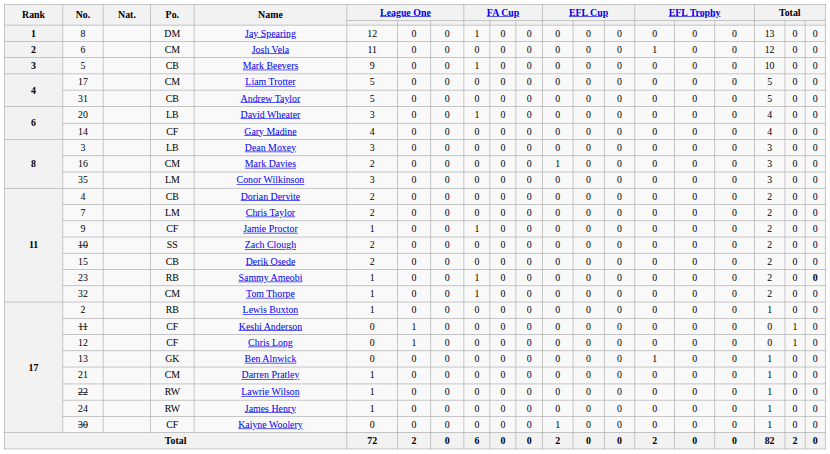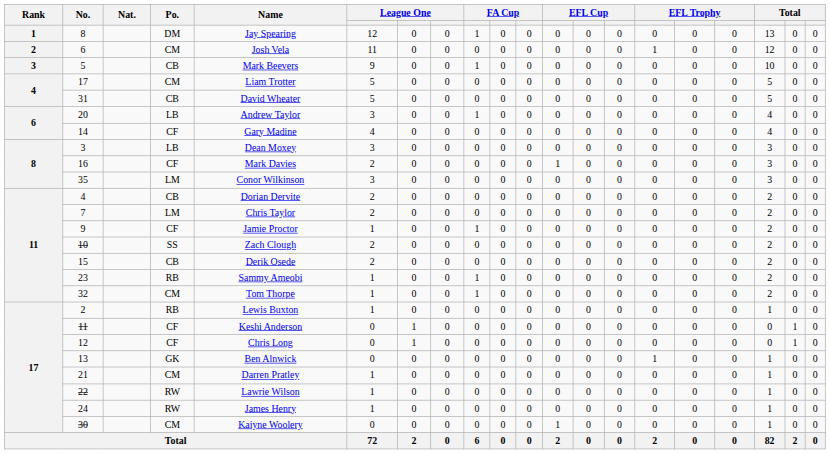(270, 98) Andrew Taylor -> (270, 98) David Wheater
(270, 115) David Wheater -> (270, 115) Andrew Taylor
(172, 164) CM -> (172, 164) CF
(815, 278) bold -> (815, 278) normal
(172, 424) CF -> (172, 424) CM
